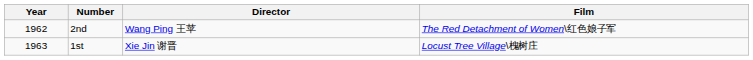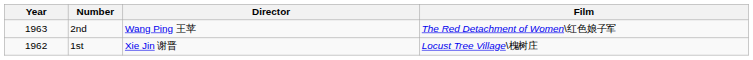(36, 29) 1962 -> (36, 29) 1963
(36, 46) 1963 -> (36, 46) 1962
